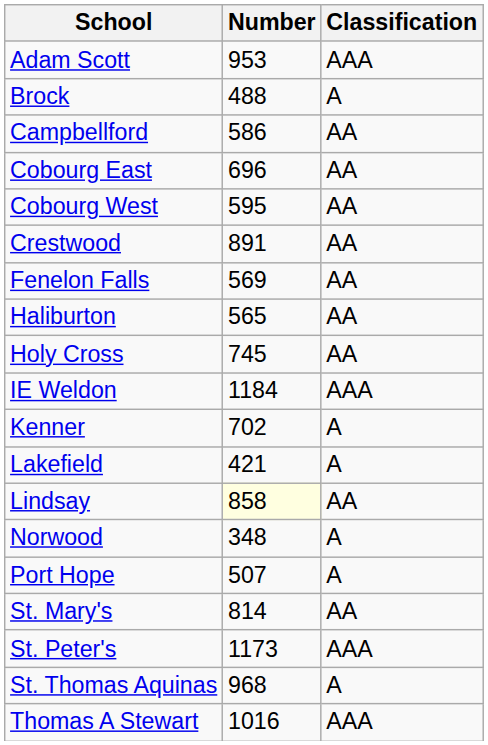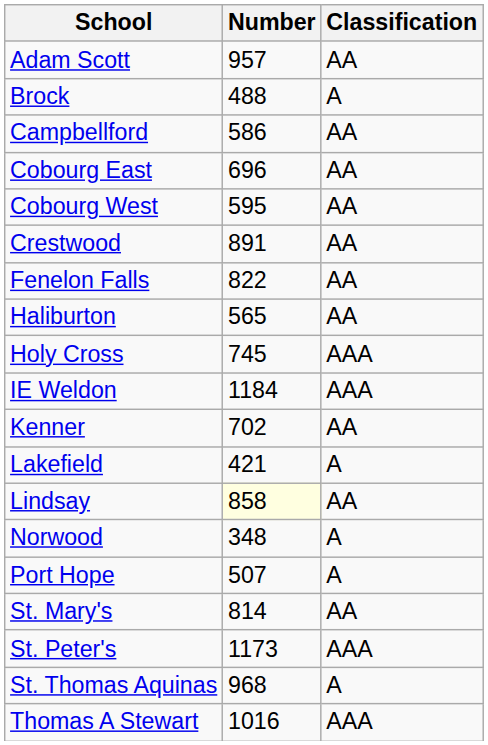(247, 59) 953 -> (247, 59) 957
(350, 59) AAA -> (342, 59) AA
(247, 280) 569 -> (247, 280) 822
(342, 354) AA -> (350, 354) AAA
(334, 427) A -> (342, 427) AA
